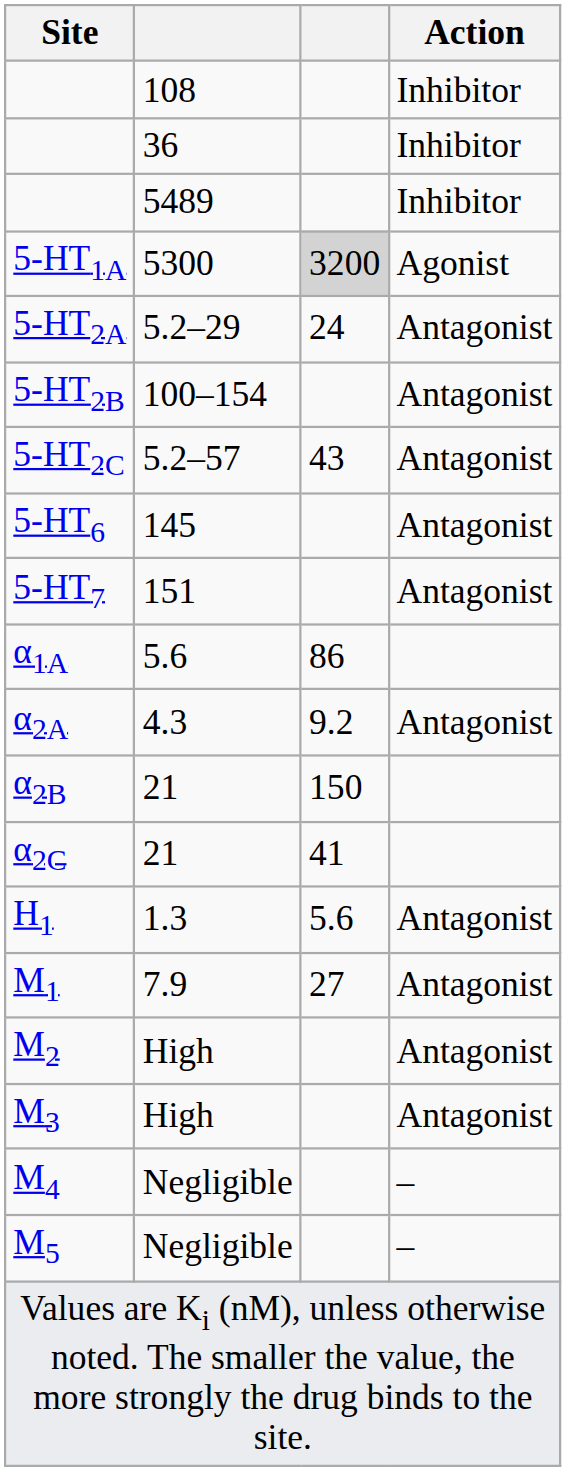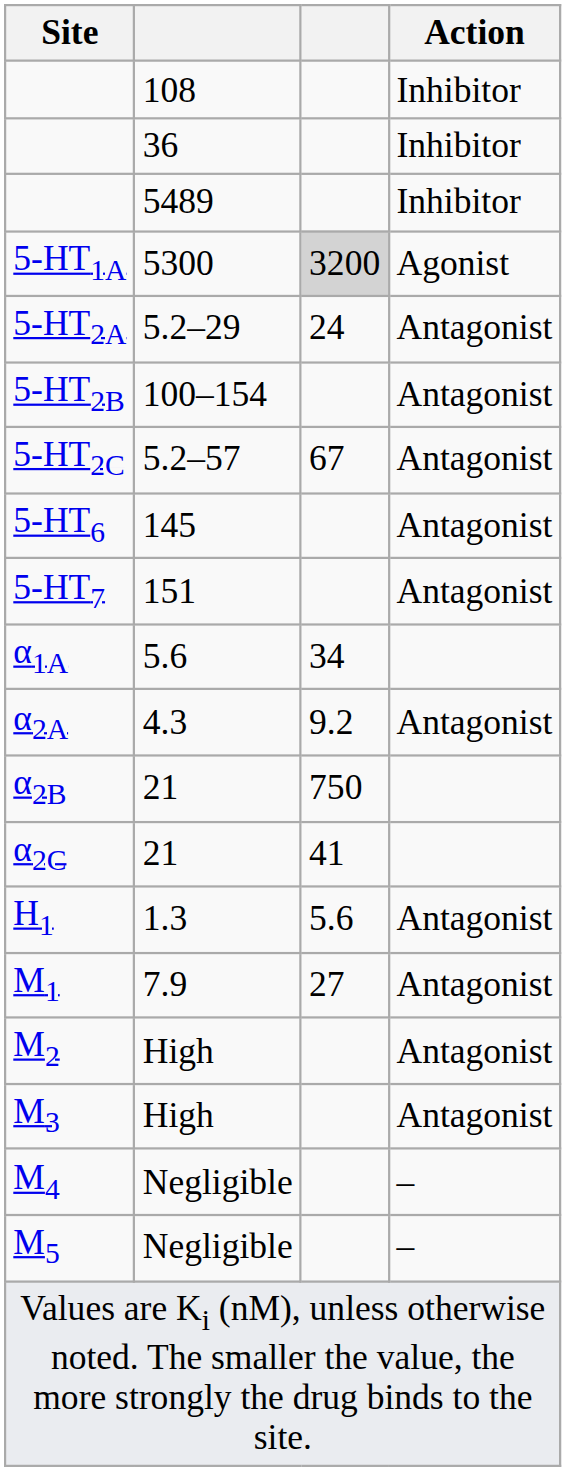(327, 459) 43 -> (327, 459) 67
(327, 656) 86 -> (327, 656) 34
(336, 787) 150 -> (336, 787) 750
